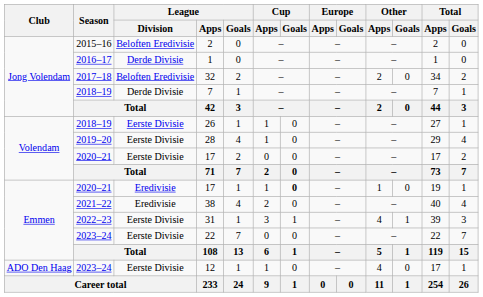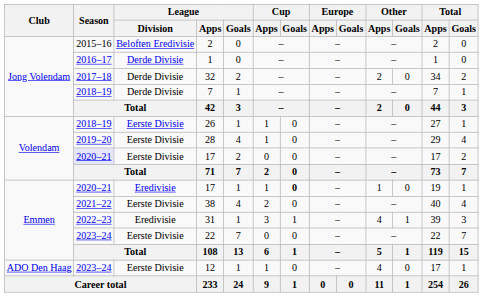(155, 76) Beloften Eredivisie -> (155, 76) Derde Divisie
(94, 156) no background -> (94, 156) lavender background
(155, 204) Eredivisie -> (155, 204) Eerste Divisie
(155, 220) Eerste Divisie -> (155, 220) Eredivisie
